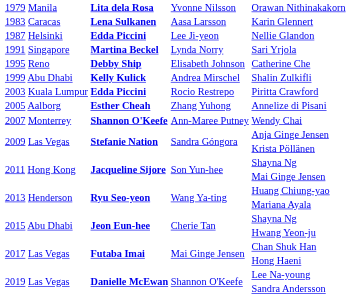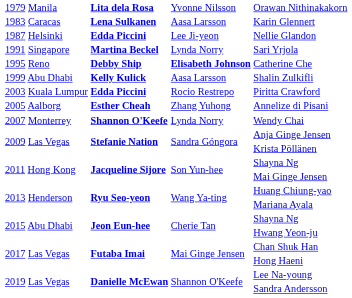(208, 64) normal -> (211, 64) bold
(205, 78) Andrea Mirschel -> (198, 78) Aasa Larsson
(210, 120) Ann-Maree Putney -> (197, 120) Lynda Norry
